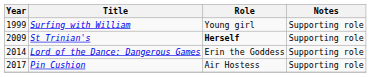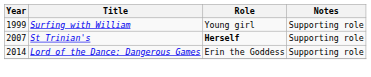(16, 38) 2009 -> (16, 38) 2007
- row: (58, 65)
